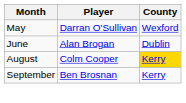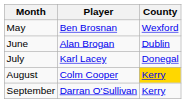(98, 28) Darran O'Sullivan -> (88, 28) Ben Brosnan
+ row: (15, 59)
(88, 75) Ben Brosnan -> (98, 91) Darran O'Sullivan
